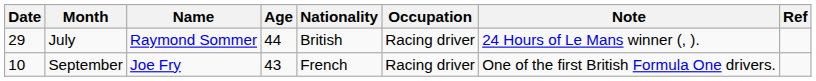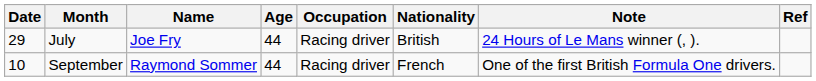columns swapped: (339, 16) <-> (430, 16)
(194, 40) Raymond Sommer -> (155, 40) Joe Fry
(155, 64) Joe Fry -> (194, 64) Raymond Sommer
(273, 64) 43 -> (273, 64) 44
